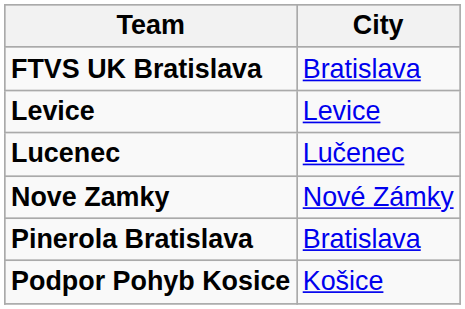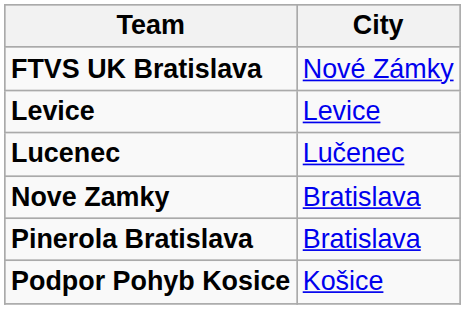(362, 68) Bratislava -> (378, 68) Nové Zámky
(378, 196) Nové Zámky -> (362, 196) Bratislava
